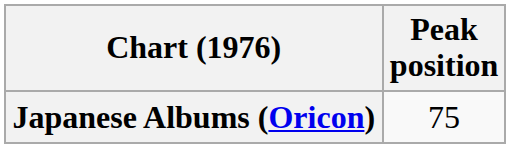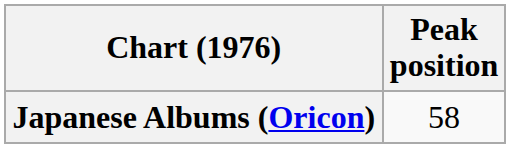(444, 116) 75 -> (444, 116) 58
